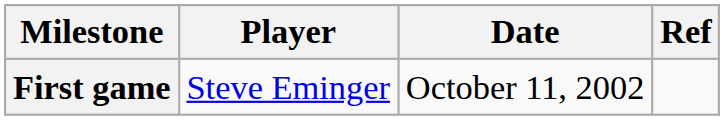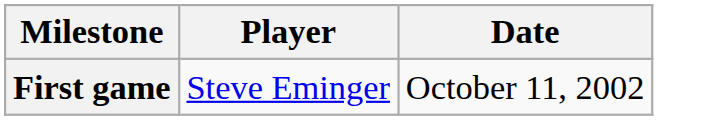- column: (686, 31)
